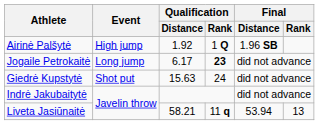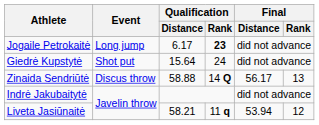- row: (39, 45)
(182, 79) 15.63 -> (182, 62) 15.64
+ row: (48, 79)
(298, 112) 13 -> (298, 112) 12
